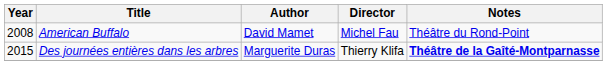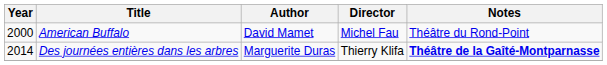(20, 32) 2008 -> (20, 32) 2000
(20, 51) 2015 -> (20, 51) 2014
